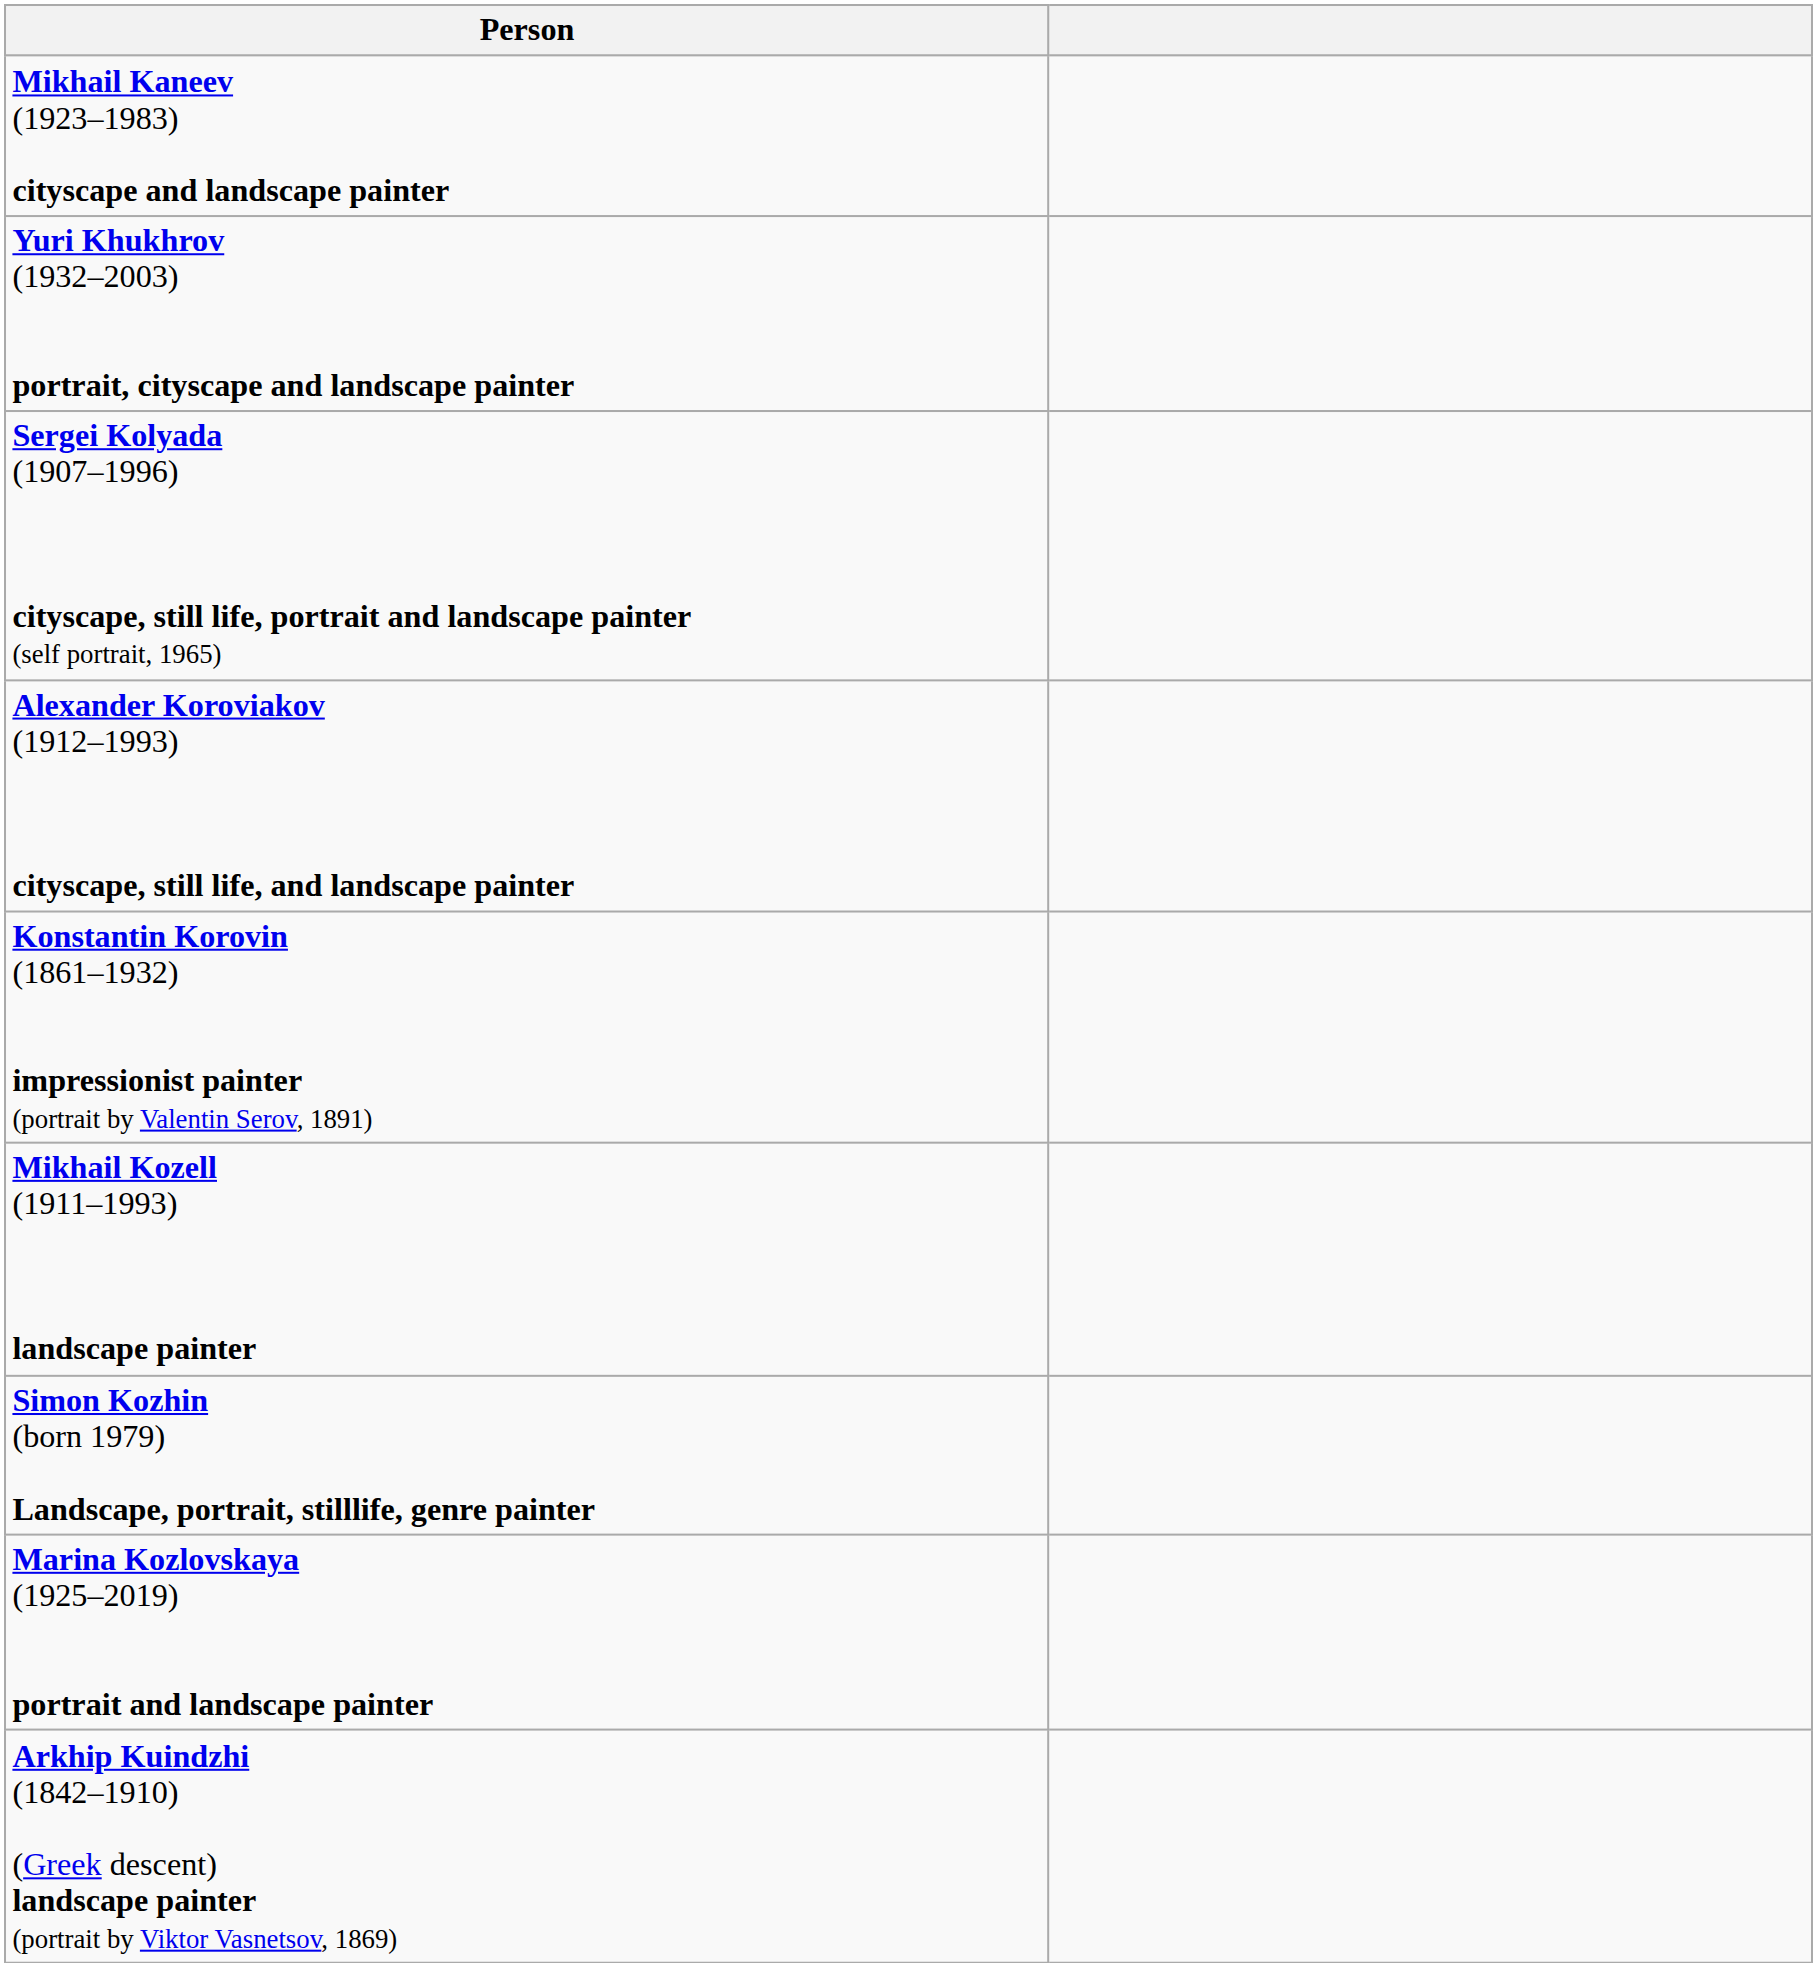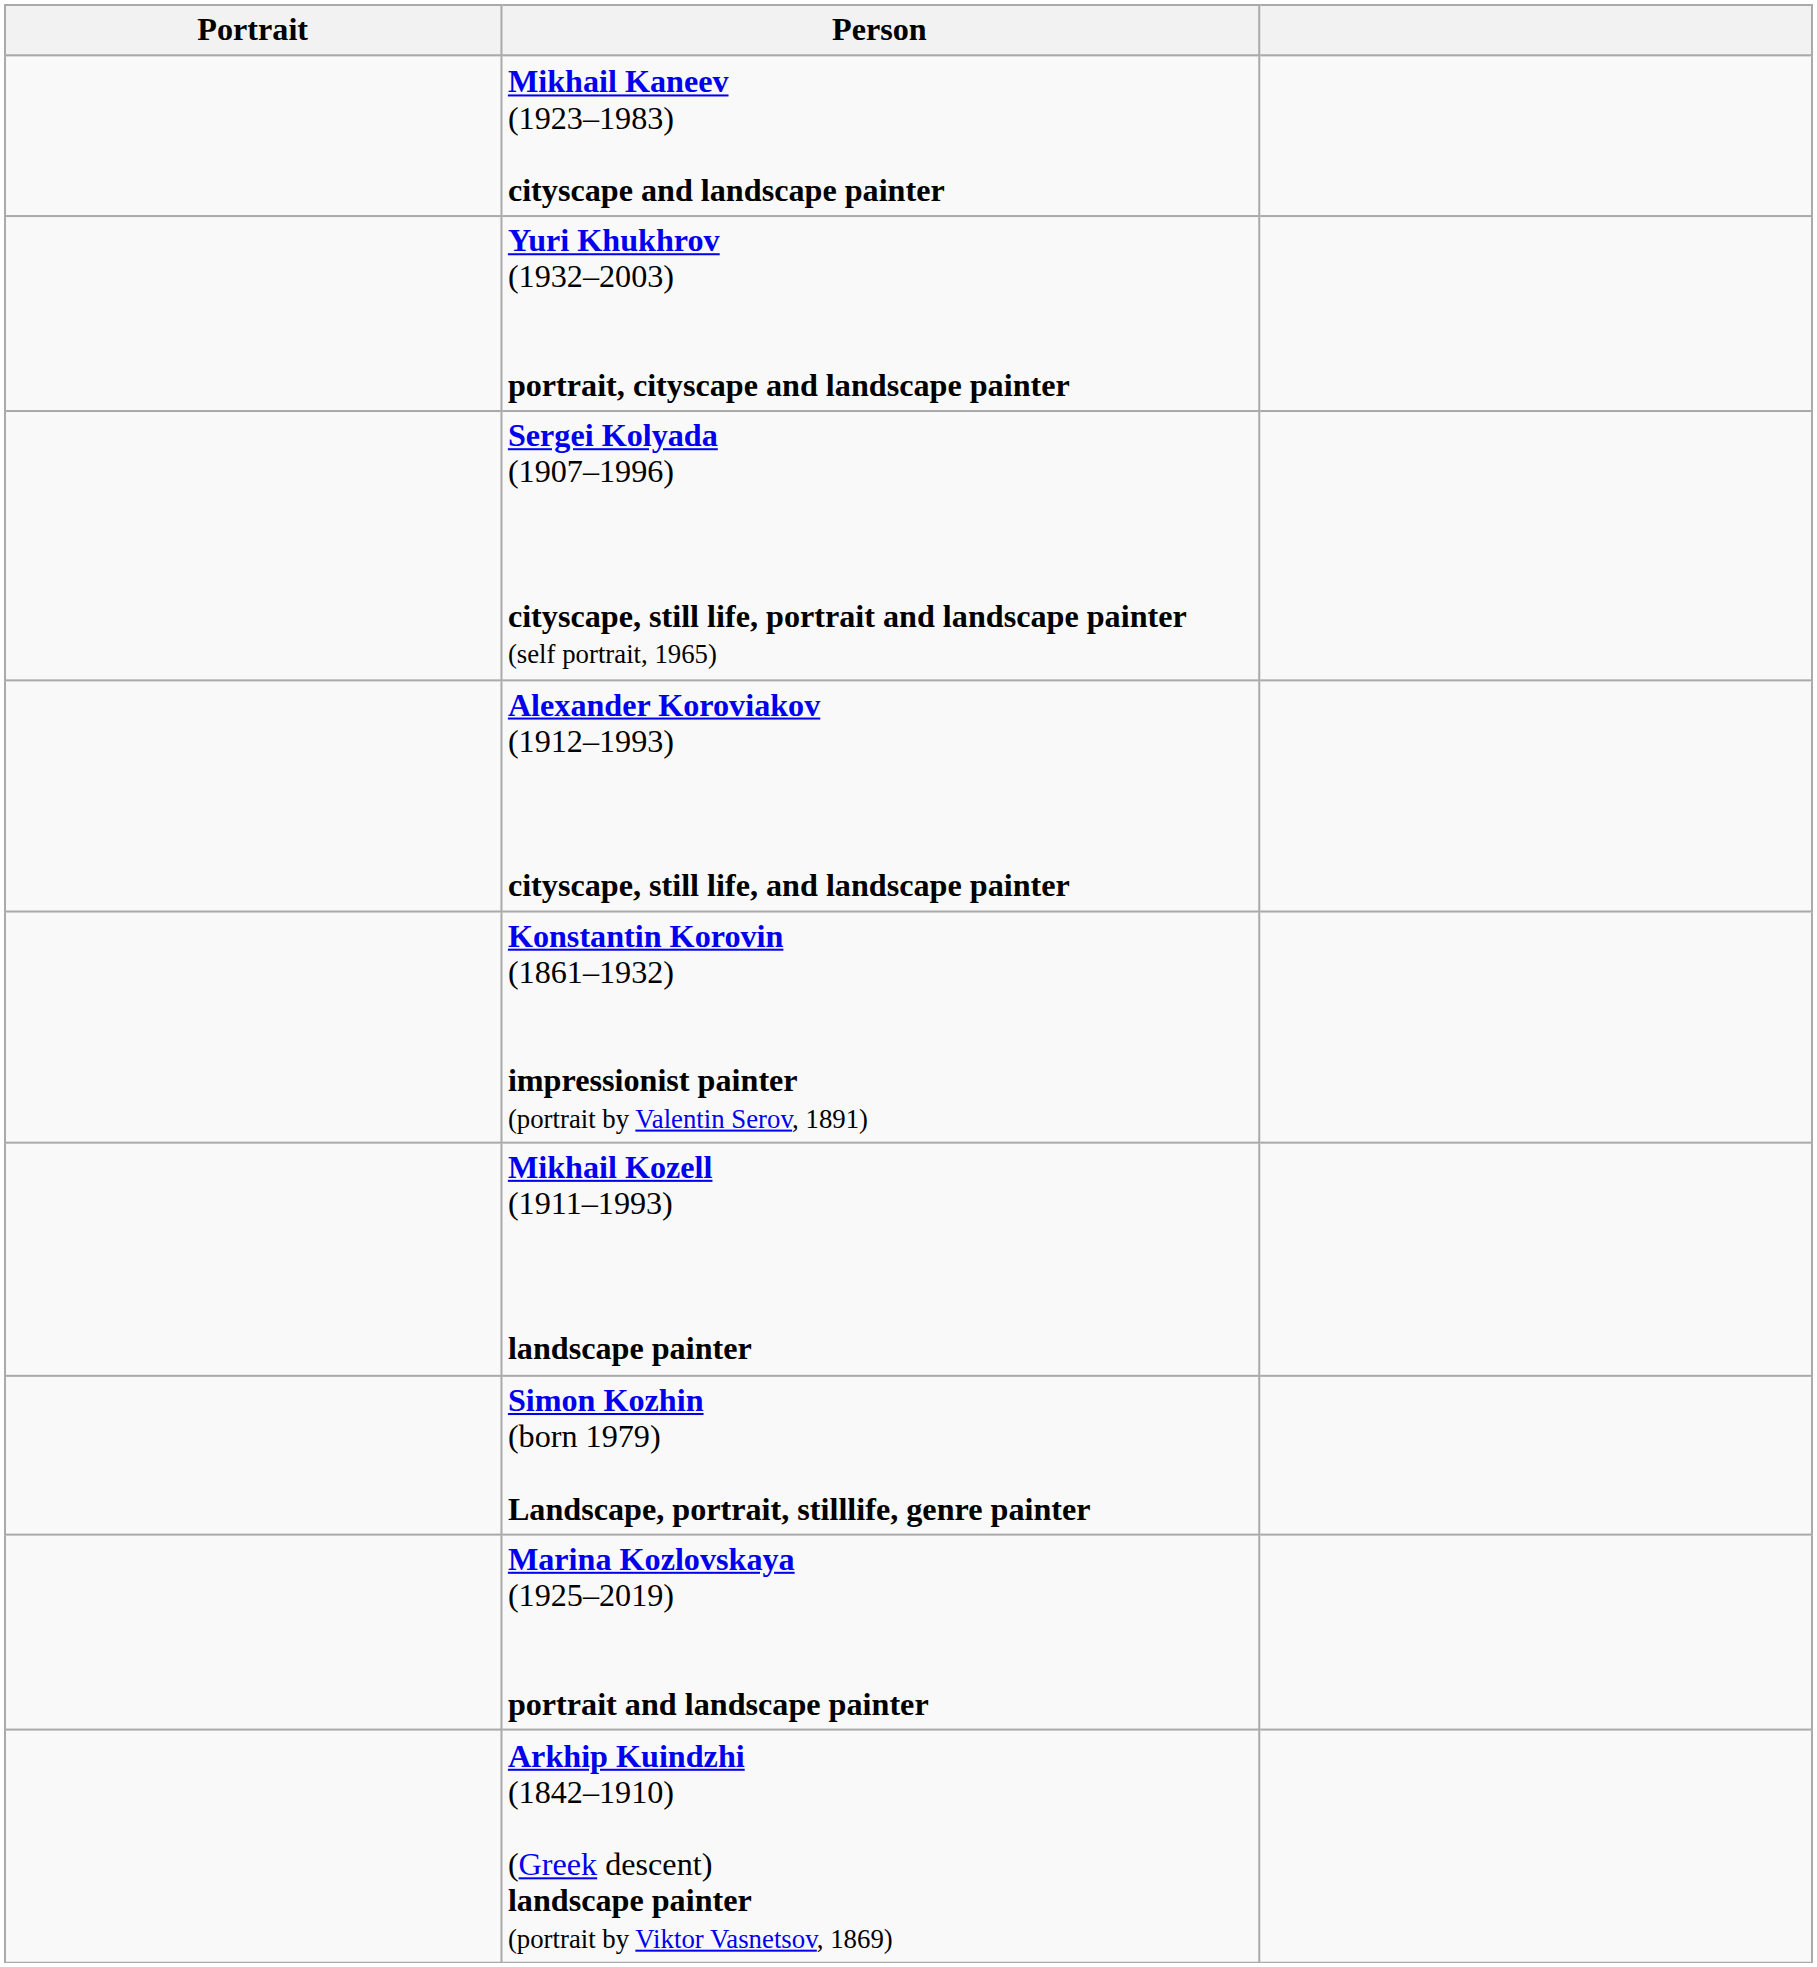+ column: (253, 30)
